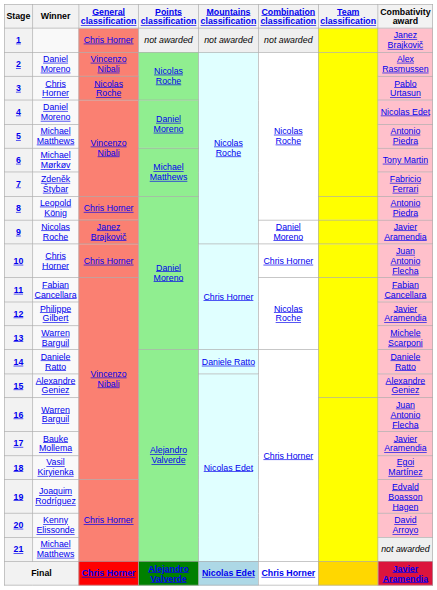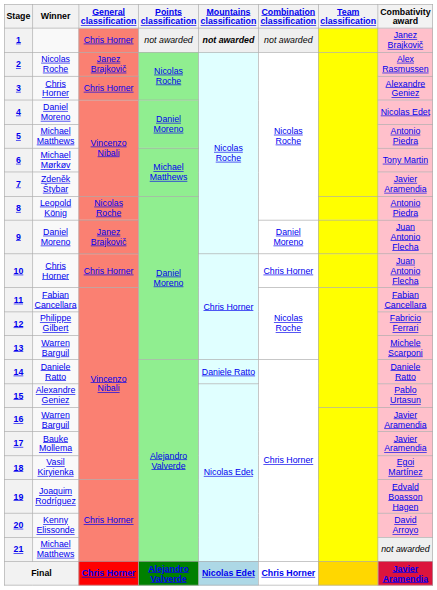(228, 41) normal -> (228, 41) bold
(56, 65) Daniel Moreno -> (56, 65) Nicolas Roche
(109, 65) Vincenzo Nibali -> (109, 65) Janez Brajkovič
(109, 89) Nicolas Roche -> (109, 89) Chris Horner
(405, 89) Pablo Urtasun -> (405, 89) Alexandre Geniez
(405, 184) Fabricio Ferrari -> (405, 184) Javier Aramendia
(109, 208) Chris Horner -> (109, 208) Nicolas Roche
(56, 232) Nicolas Roche -> (56, 237) Daniel Moreno
(405, 232) Javier Aramendia -> (405, 237) Juan Antonio Flecha
(405, 314) Javier Aramendia -> (405, 324) Fabricio Ferrari
(405, 386) Alexandre Geniez -> (405, 396) Pablo Urtasun
(405, 415) Juan Antonio Flecha -> (405, 420) Javier Aramendia
